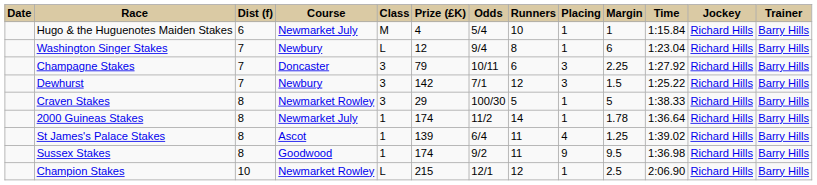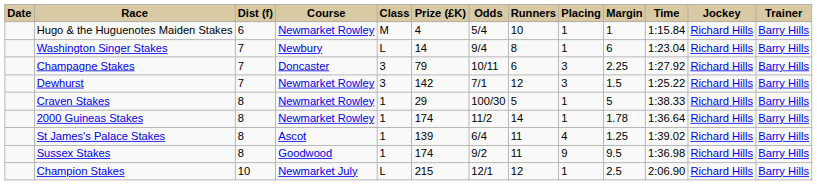(318, 30) Newmarket July -> (326, 30) Newmarket Rowley
(421, 48) 12 -> (421, 48) 14
(300, 83) Newbury -> (326, 83) Newmarket Rowley
(383, 101) 3 -> (383, 101) 1
(318, 118) Newmarket July -> (326, 118) Newmarket Rowley
(326, 171) Newmarket Rowley -> (318, 171) Newmarket July
